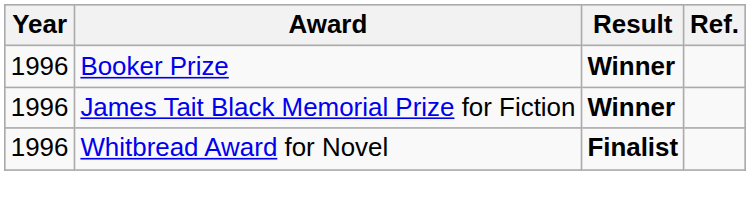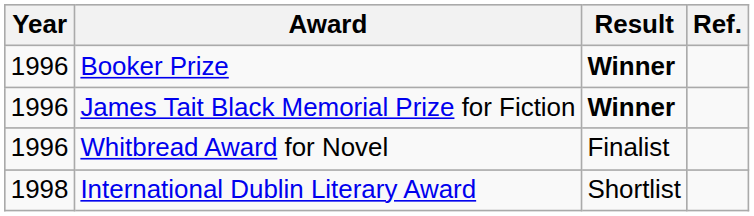(633, 148) bold -> (628, 148) normal
+ row: (278, 189)
